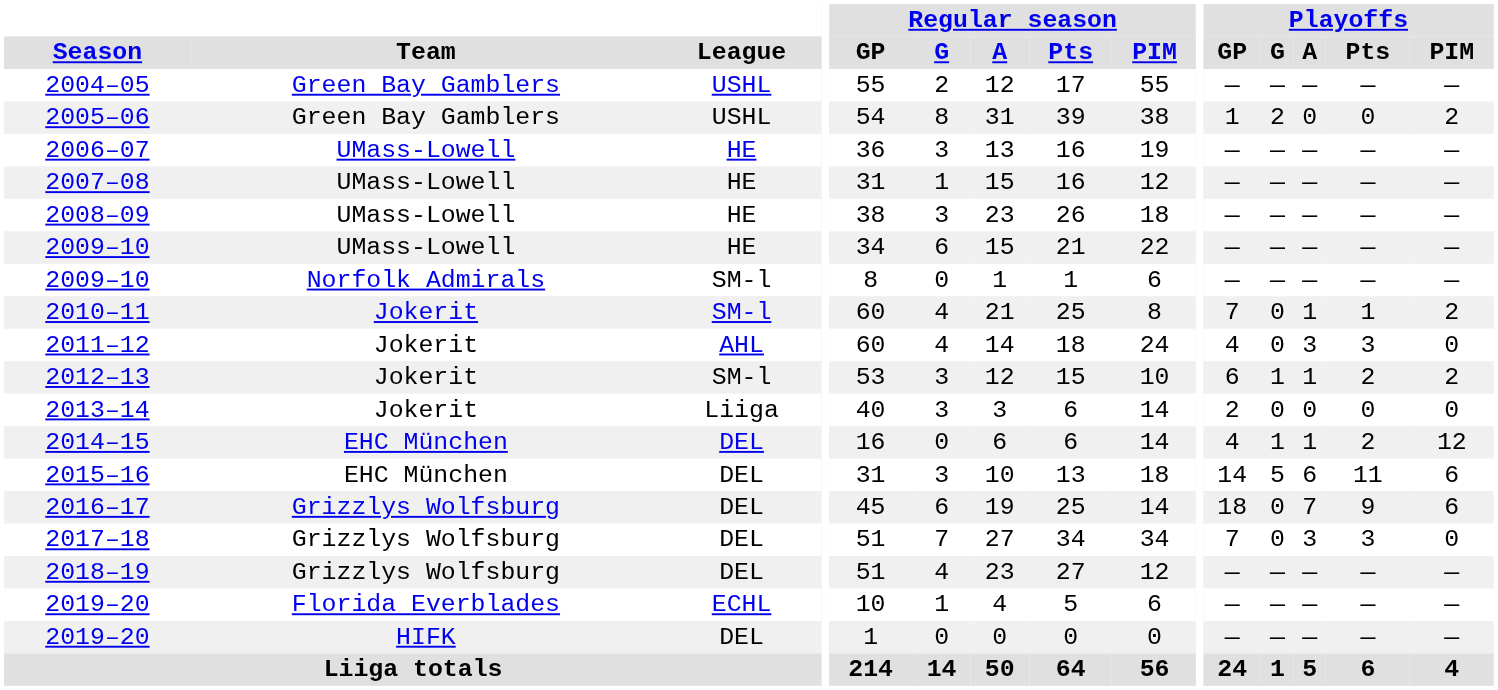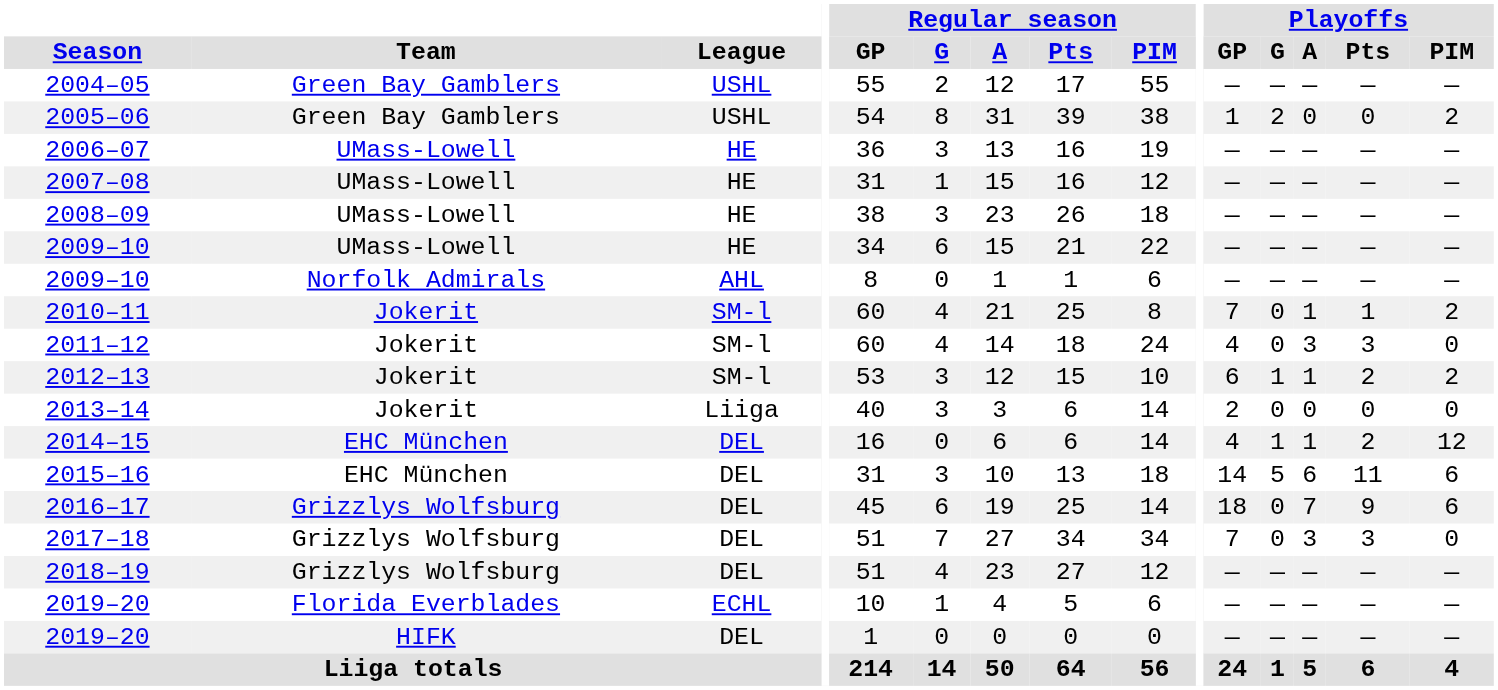(742, 280) SM-l -> (742, 280) AHL
(742, 345) AHL -> (742, 345) SM-l
